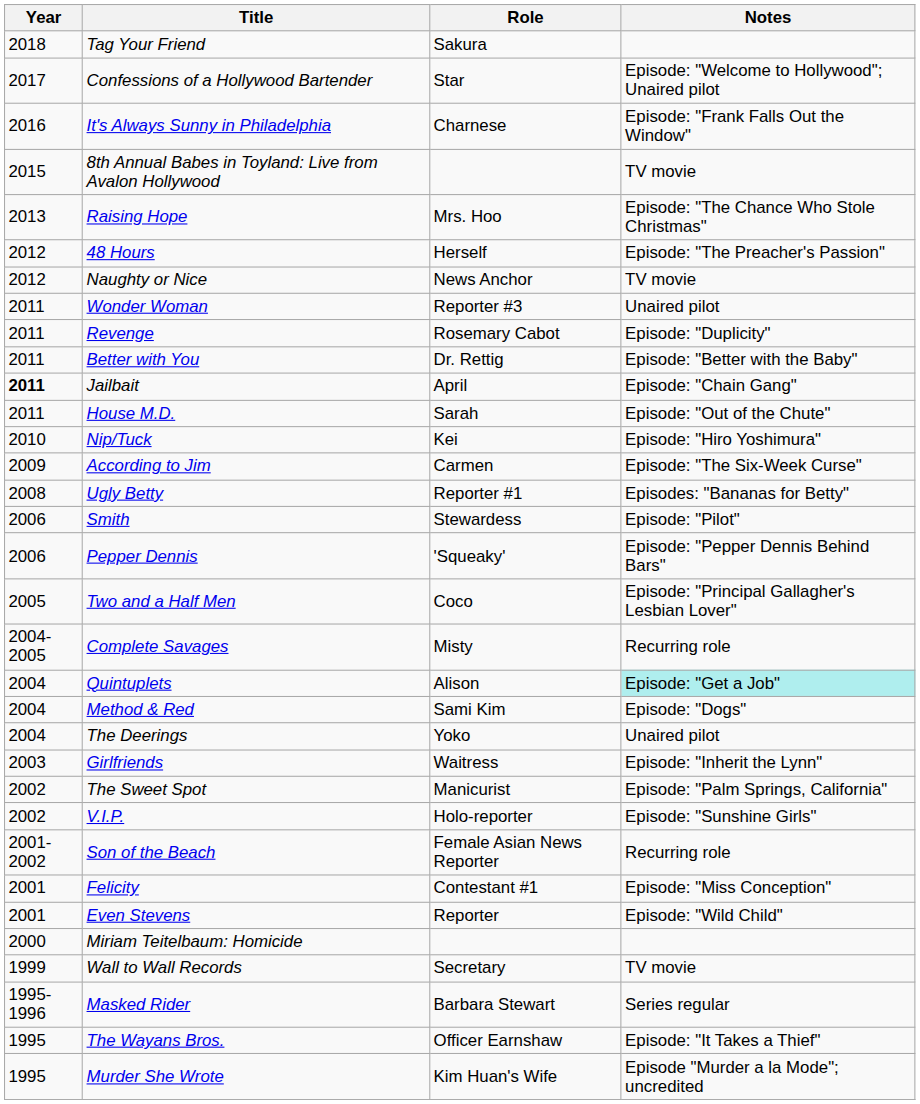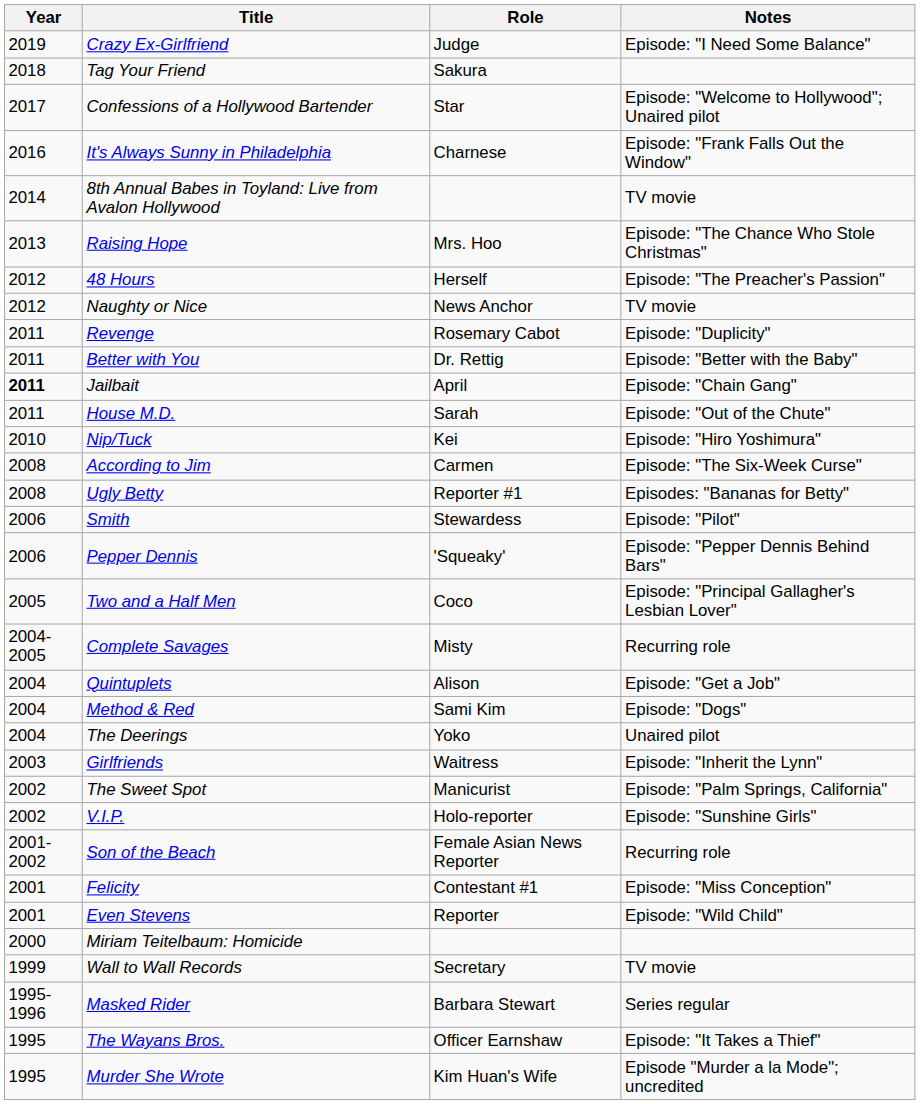+ row: (158, 44)
(27, 171) 2015 -> (27, 198) 2014
- row: (147, 306)
(27, 466) 2009 -> (27, 466) 2008
(703, 682) paleturquoise background -> (703, 682) no background
